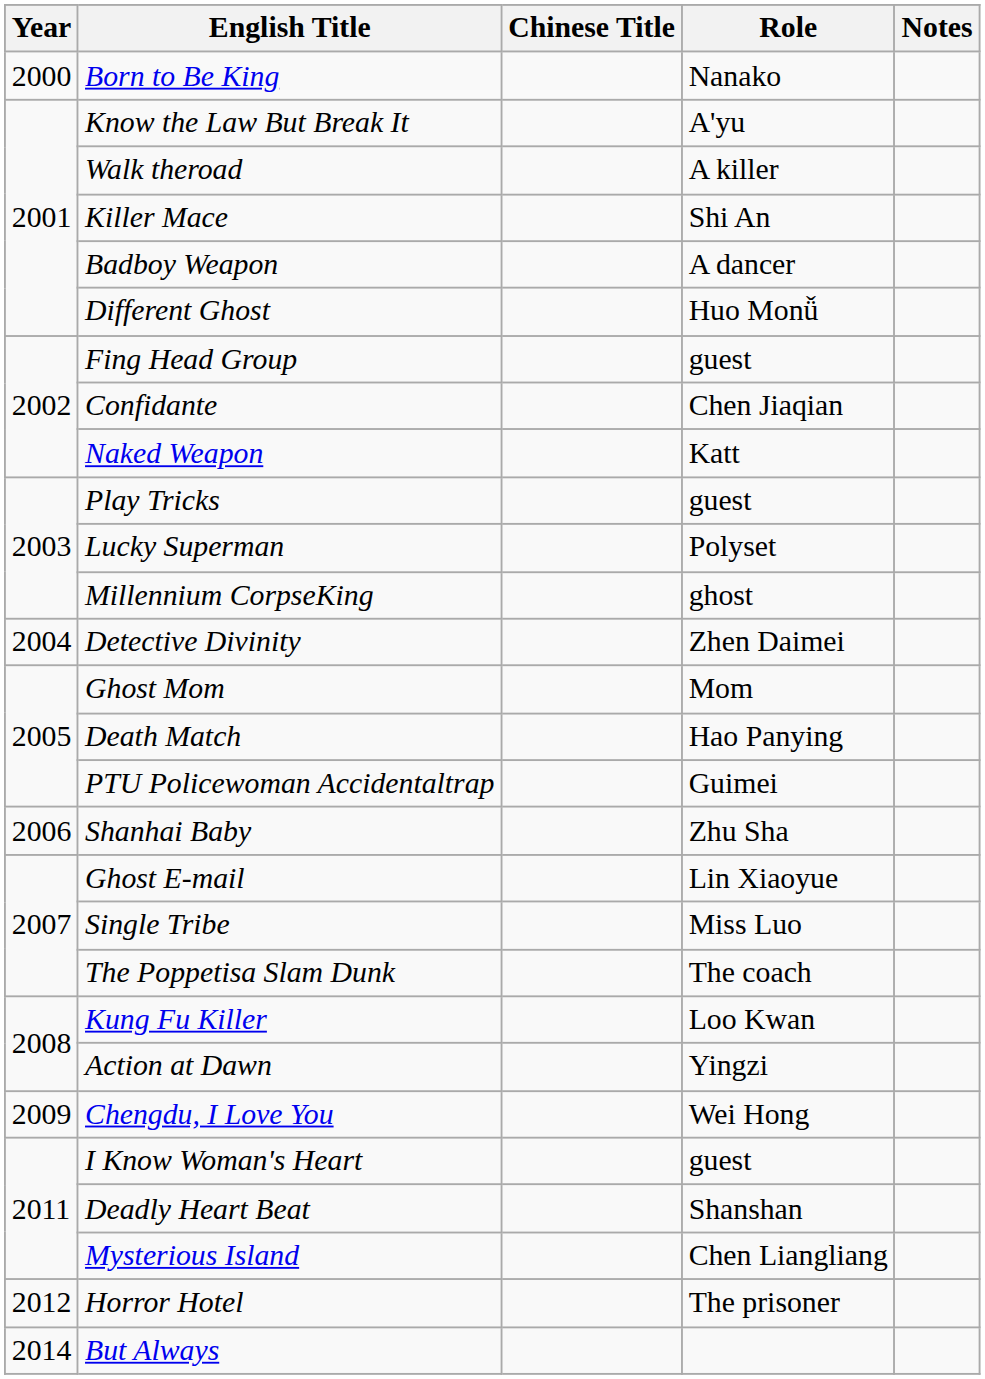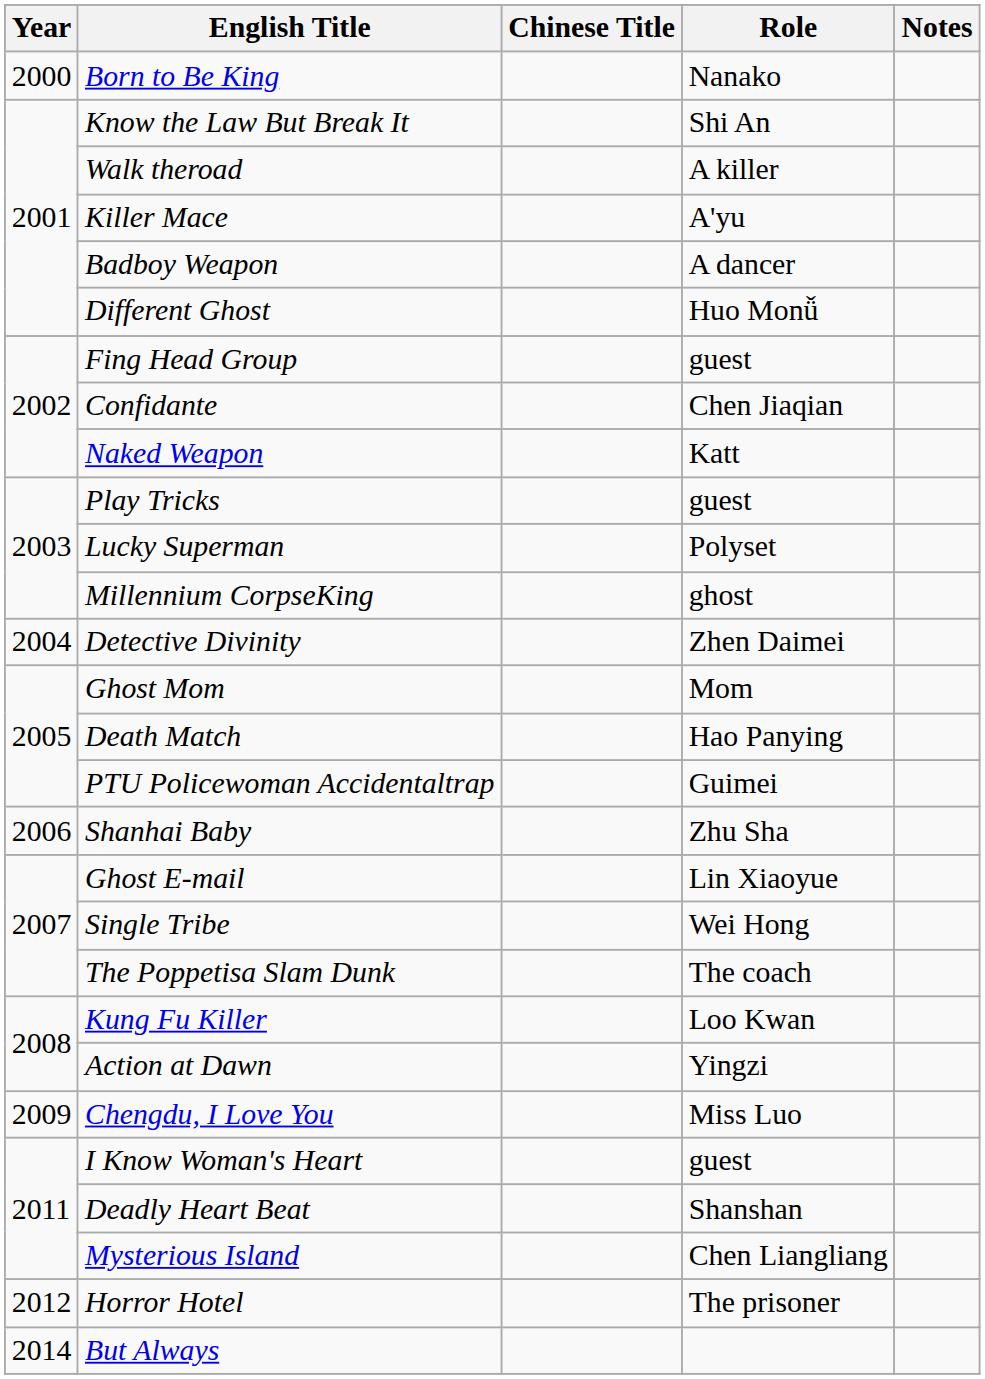(717, 122) A'yu -> (730, 122) Shi An
(730, 216) Shi An -> (717, 216) A'yu
(745, 924) Miss Luo -> (749, 924) Wei Hong
(749, 1113) Wei Hong -> (745, 1113) Miss Luo
